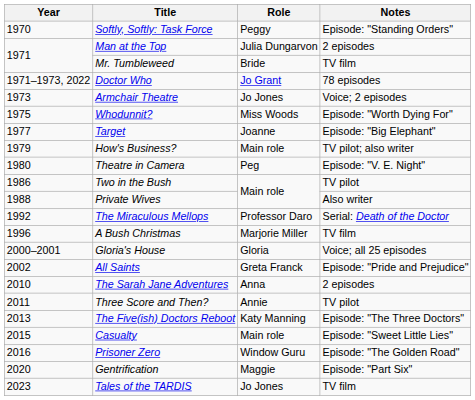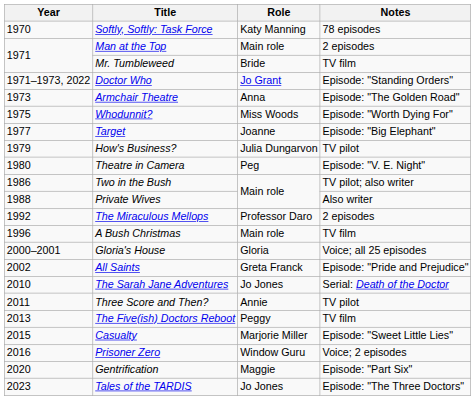(255, 30) Peggy -> (273, 30) Katy Manning
(388, 30) Episode: "Standing Orders" -> (351, 30) 78 episodes
(279, 47) Julia Dungarvon -> (262, 47) Main role
(351, 81) 78 episodes -> (388, 81) Episode: "Standing Orders"
(262, 98) Jo Jones -> (253, 98) Anna
(365, 98) Voice; 2 episodes -> (391, 98) Episode: "The Golden Road"
(262, 149) Main role -> (279, 149) Julia Dungarvon
(368, 149) TV pilot; also writer -> (341, 149) TV pilot
(341, 183) TV pilot -> (368, 183) TV pilot; also writer
(386, 217) Serial: Death of the Doctor -> (349, 217) 2 episodes
(274, 234) Marjorie Miller -> (262, 234) Main role
(253, 285) Anna -> (262, 285) Jo Jones
(349, 285) 2 episodes -> (386, 285) Serial: Death of the Doctor
(273, 319) Katy Manning -> (255, 319) Peggy
(393, 319) Episode: "The Three Doctors" -> (339, 319) TV film
(262, 336) Main role -> (274, 336) Marjorie Miller
(391, 353) Episode: "The Golden Road" -> (365, 353) Voice; 2 episodes
(339, 387) TV film -> (393, 387) Episode: "The Three Doctors"
